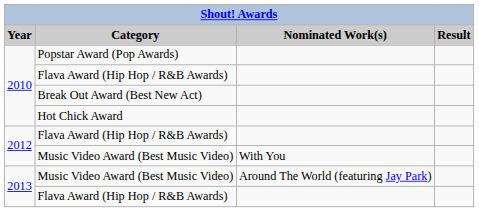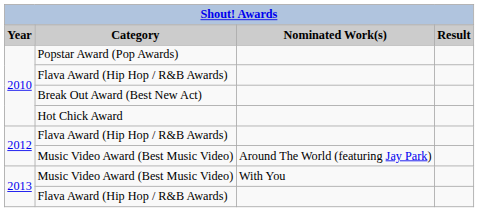(262, 156) With You -> (335, 156) Around The World (featuring Jay Park)
(335, 176) Around The World (featuring Jay Park) -> (262, 176) With You
